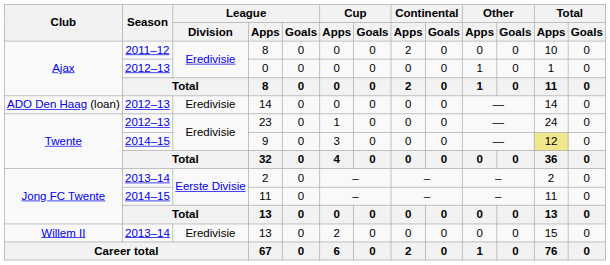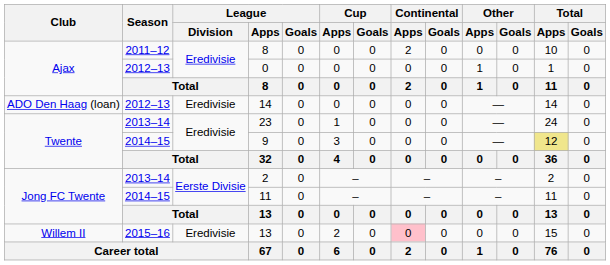(147, 123) 2012–13 -> (147, 123) 2013–14
(147, 232) 2013–14 -> (147, 232) 2015–16
(408, 232) no background -> (408, 232) pink background
